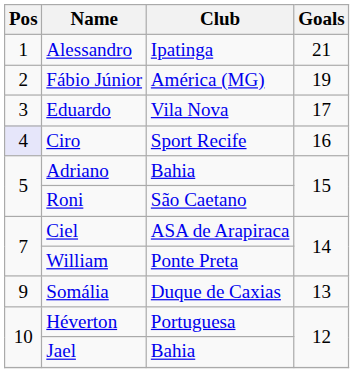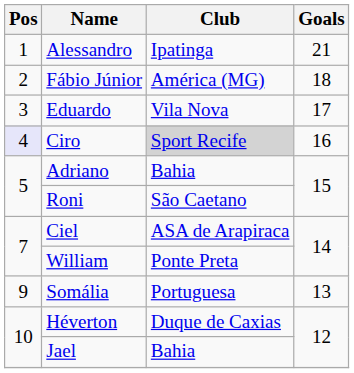(321, 79) 19 -> (321, 79) 18
(199, 140) no background -> (199, 140) lightgrey background
(216, 291) Duque de Caxias -> (193, 291) Portuguesa
(193, 321) Portuguesa -> (216, 321) Duque de Caxias
